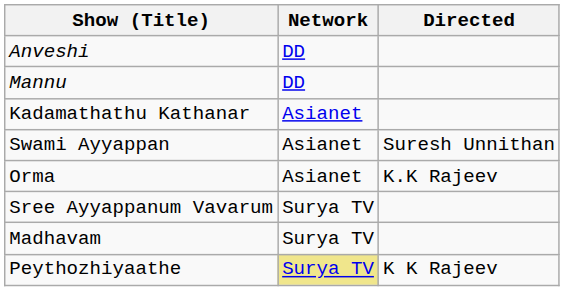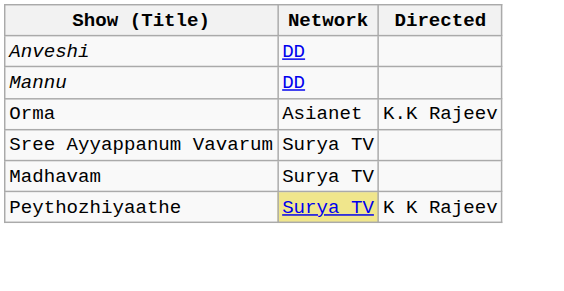- row: (130, 114)
- row: (90, 145)
